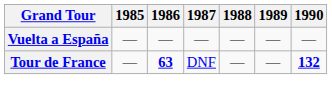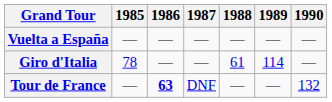+ row: (58, 62)
(309, 62) bold -> (309, 85) normal
